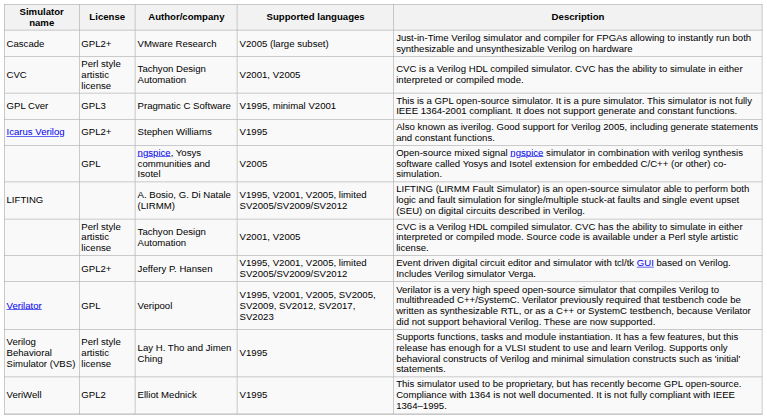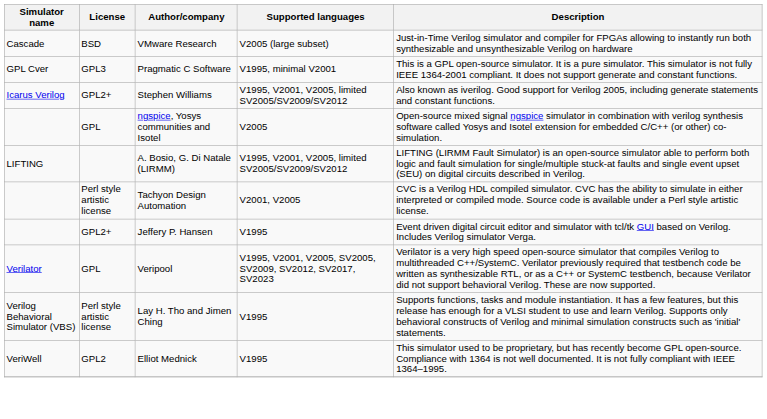(96, 43) GPL2+ -> (91, 43) BSD
- row: (17, 74)
(253, 132) V1995 -> (303, 95) V1995, V2001, V2005, limited SV2005/SV2009/SV2012
(303, 268) V1995, V2001, V2005, limited SV2005/SV2009/SV2012 -> (253, 232) V1995
